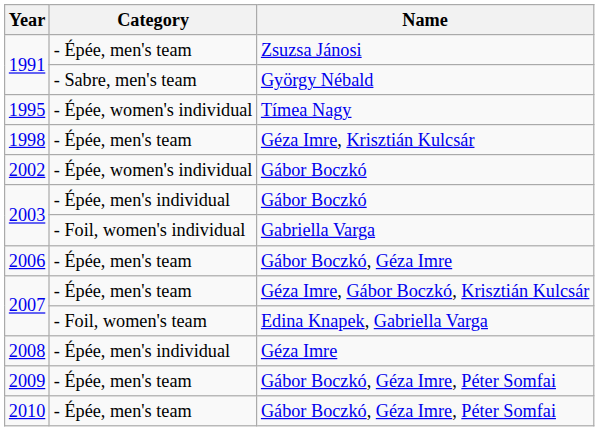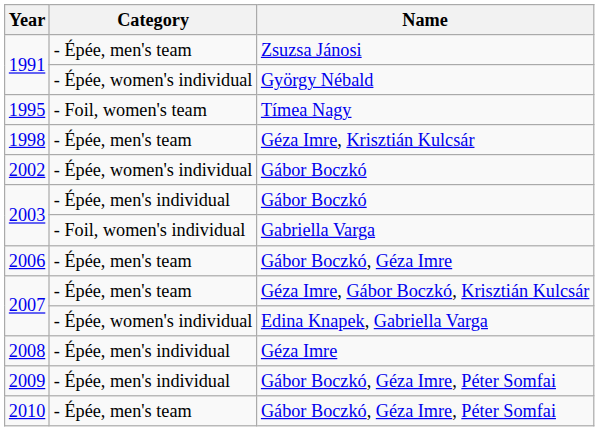(125, 79) - Sabre, men's team -> (153, 79) - Épée, women's individual
(153, 109) - Épée, women's individual -> (130, 109) - Foil, women's team
(130, 320) - Foil, women's team -> (153, 320) - Épée, women's individual
(123, 380) - Épée, men's team -> (142, 380) - Épée, men's individual
